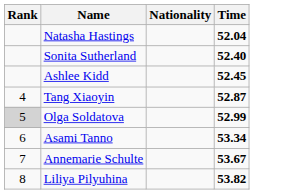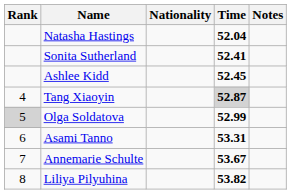+ column: (268, 14)
(232, 55) 52.40 -> (232, 55) 52.41
(232, 96) no background -> (232, 96) lightgrey background
(232, 138) 53.34 -> (232, 138) 53.31
